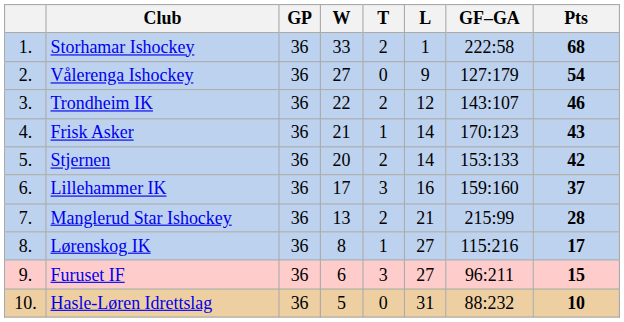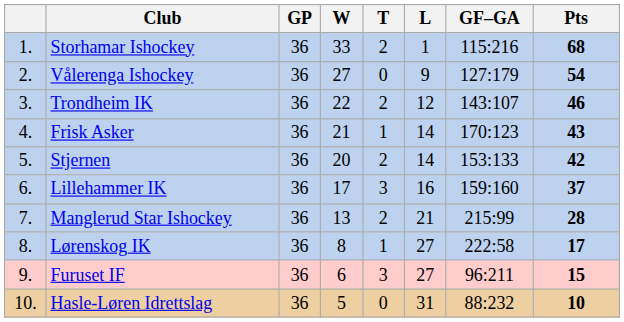(489, 47) 222:58 -> (489, 47) 115:216
(489, 246) 115:216 -> (489, 246) 222:58
